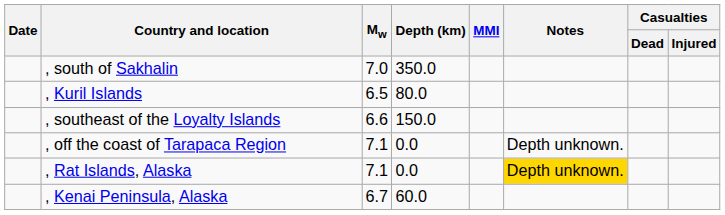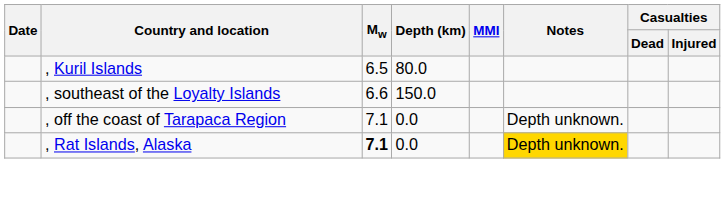- row: (111, 68)
(377, 171) normal -> (377, 145) bold
- row: (136, 196)
